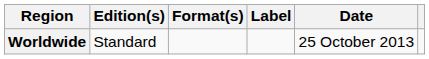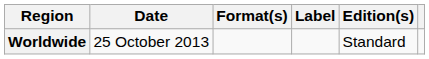columns swapped: (356, 16) <-> (129, 16)
